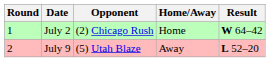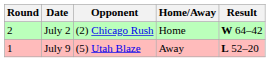(10, 30) 1 -> (10, 30) 2
(10, 48) 2 -> (10, 48) 1
